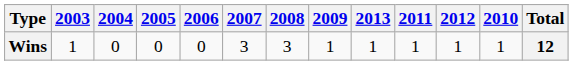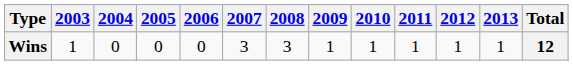columns swapped: (501, 18) <-> (373, 18)
